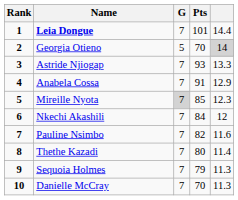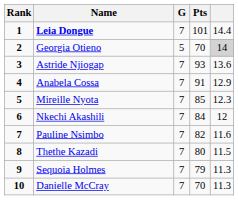(222, 65) 13.3 -> (222, 65) 13.6
(182, 100) lightgrey background -> (182, 100) no background
(222, 152) 11.4 -> (222, 152) 11.5
